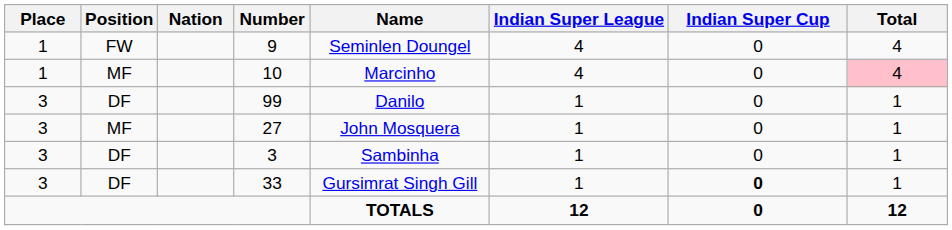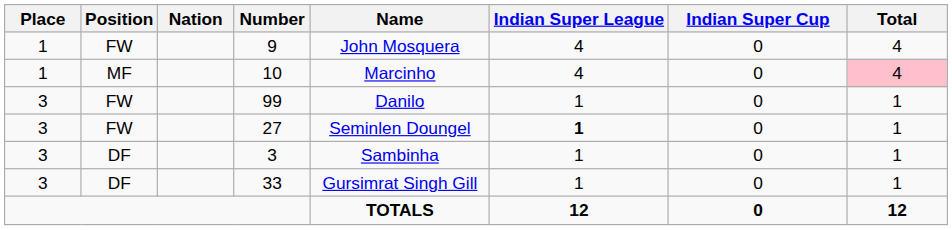(400, 46) Seminlen Doungel -> (400, 46) John Mosquera
(119, 101) DF -> (119, 101) FW
(119, 128) MF -> (119, 128) FW
(400, 128) John Mosquera -> (400, 128) Seminlen Doungel
(579, 128) normal -> (579, 128) bold
(758, 183) bold -> (758, 183) normal
